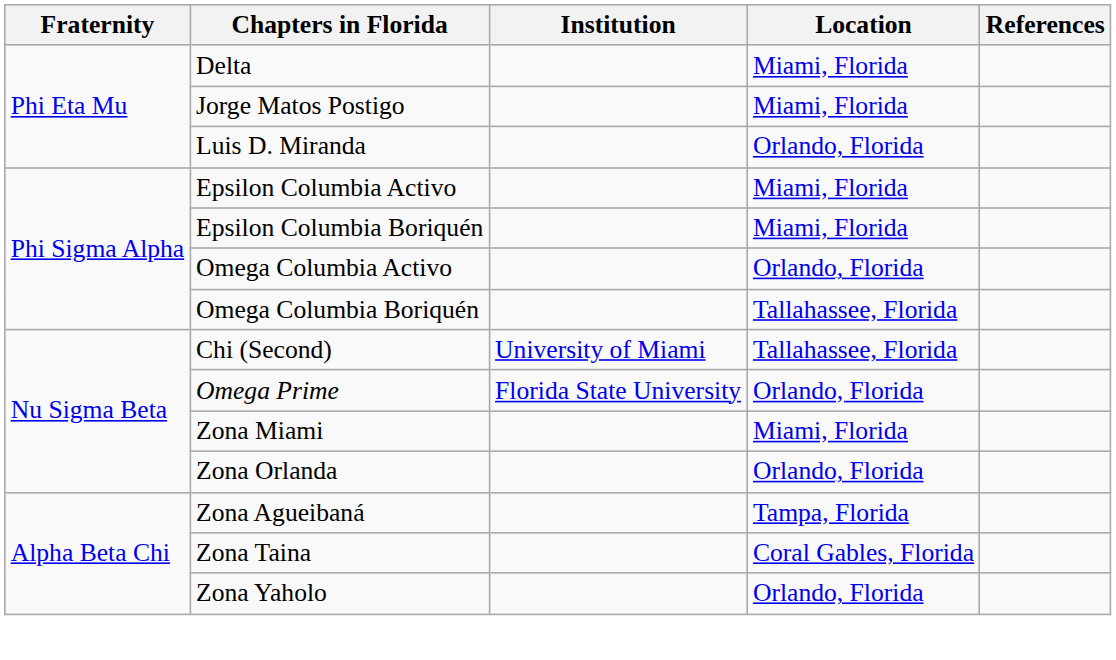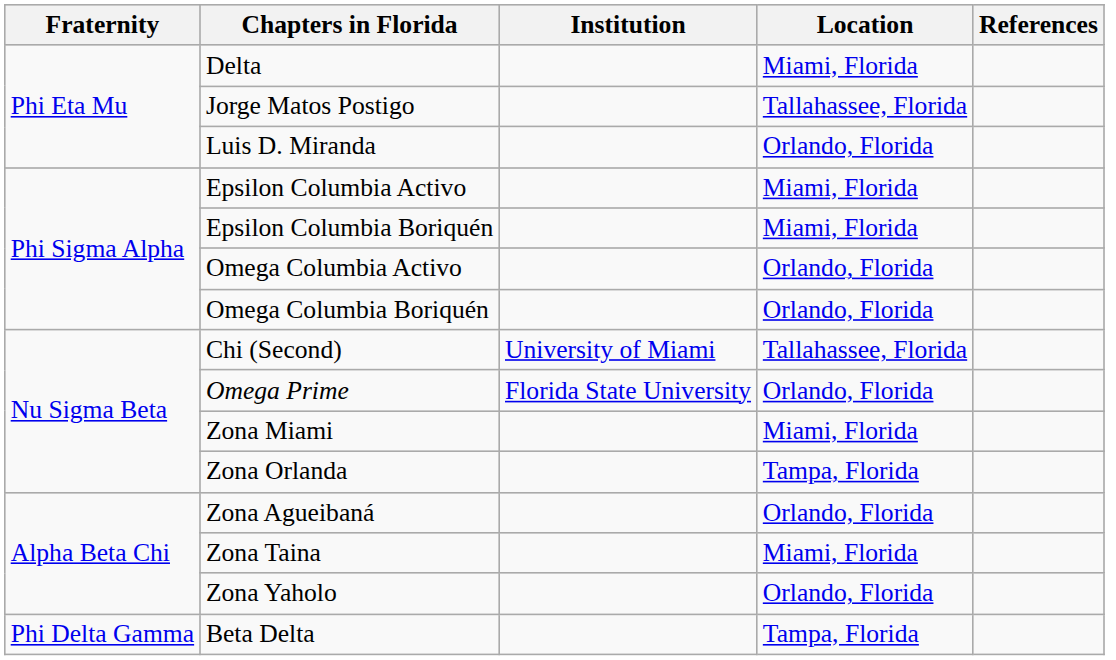(830, 106) Miami, Florida -> (865, 106) Tallahassee, Florida
(855, 308) Tallahassee, Florida -> (848, 308) Orlando, Florida
(838, 471) Orlando, Florida -> (841, 471) Tampa, Florida
(831, 512) Tampa, Florida -> (848, 512) Orlando, Florida
(863, 552) Coral Gables, Florida -> (840, 552) Miami, Florida
+ row: (260, 633)
